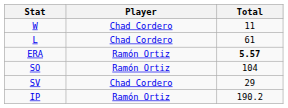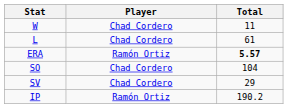(141, 68) Ramón Ortiz -> (141, 68) Chad Cordero
